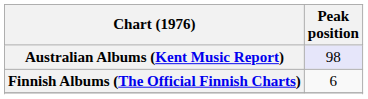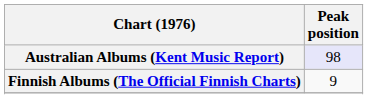(333, 81) 6 -> (333, 81) 9
